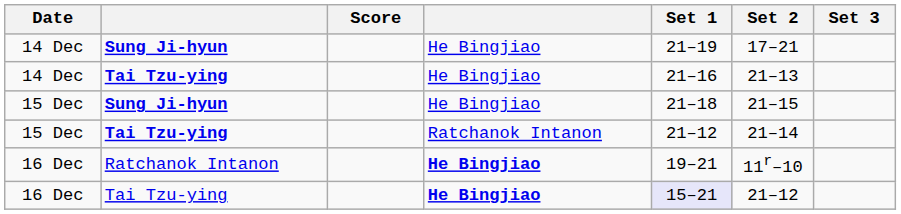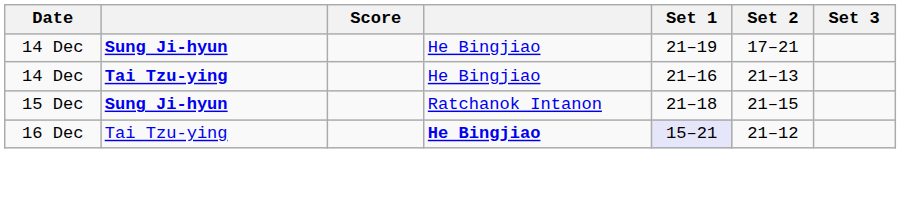(484, 105) He Bingjiao -> (515, 105) Ratchanok Intanon
- row: (53, 134)
- row: (53, 164)
